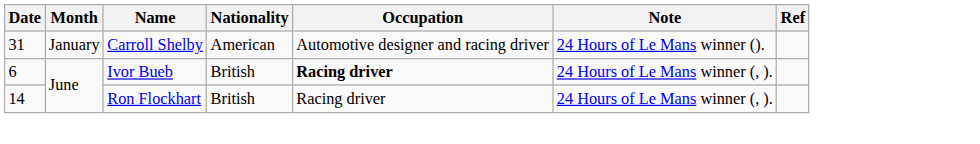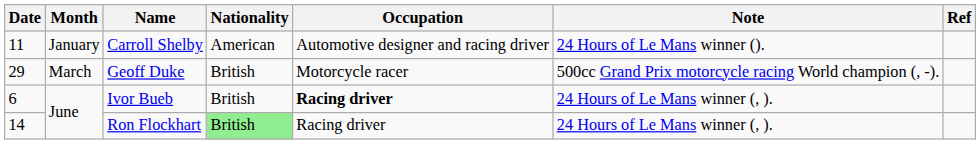(17, 44) 31 -> (16, 44) 11
+ row: (146, 71)
(233, 98) no background -> (233, 125) lightgreen background
